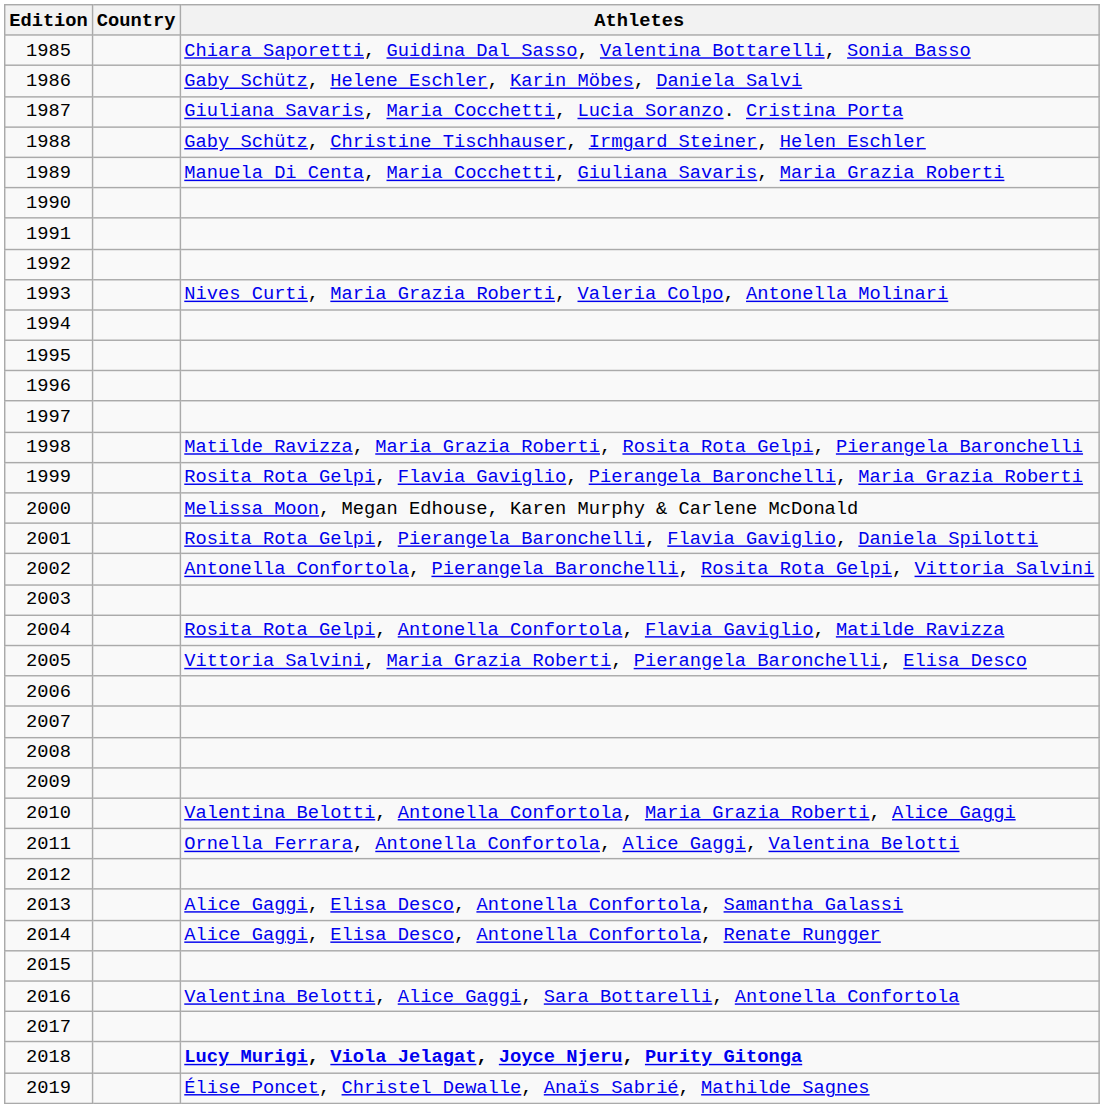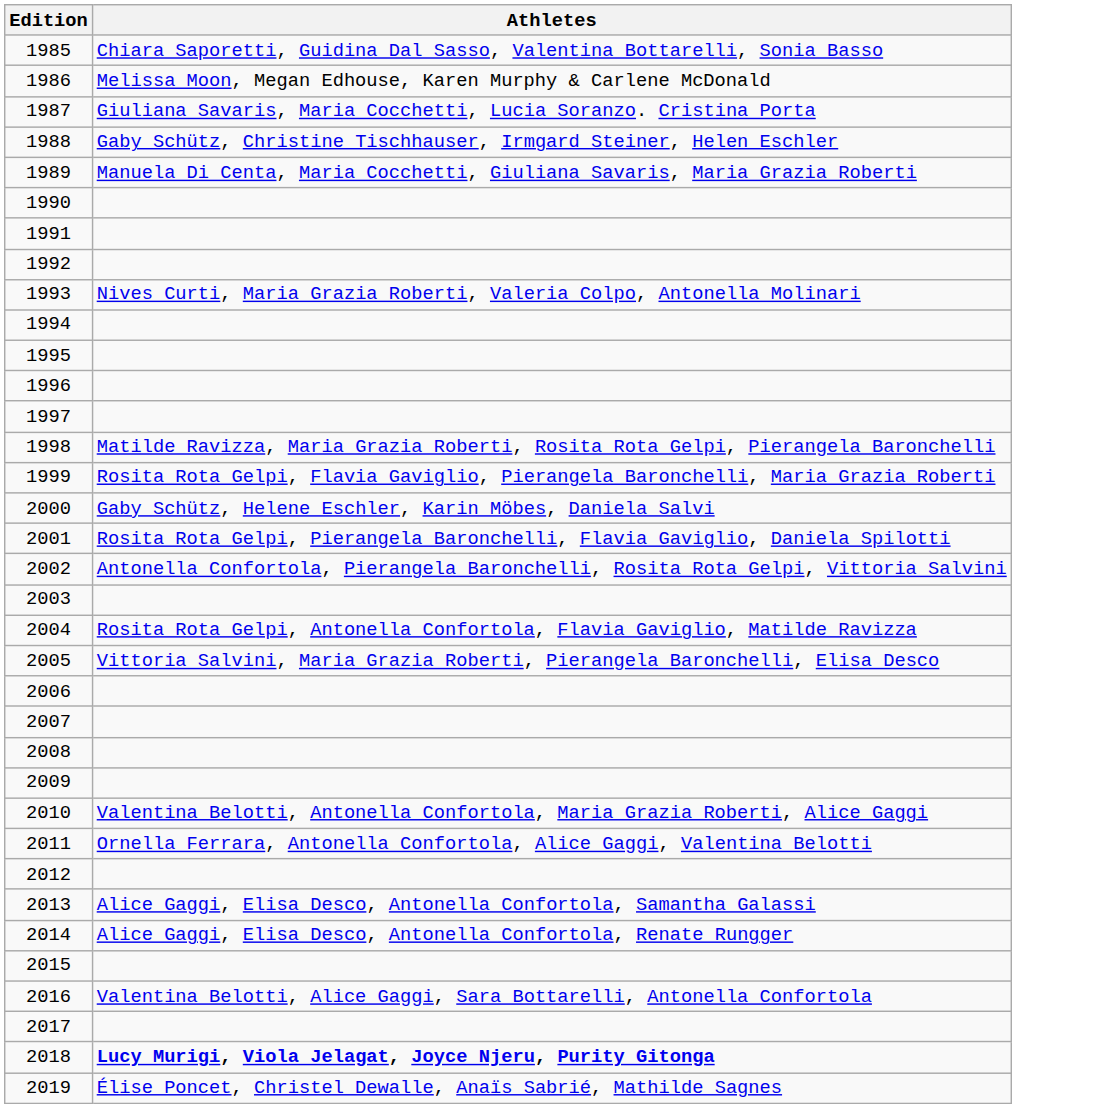- column: (136, 20)
(493, 81) Gaby Schütz, Helene Eschler, Karin Möbes, Daniela Salvi -> (434, 81) Melissa Moon, Megan Edhouse, Karen Murphy & Carlene McDonald
(521, 508) Melissa Moon, Megan Edhouse, Karen Murphy & Carlene McDonald -> (406, 508) Gaby Schütz, Helene Eschler, Karin Möbes, Daniela Salvi
